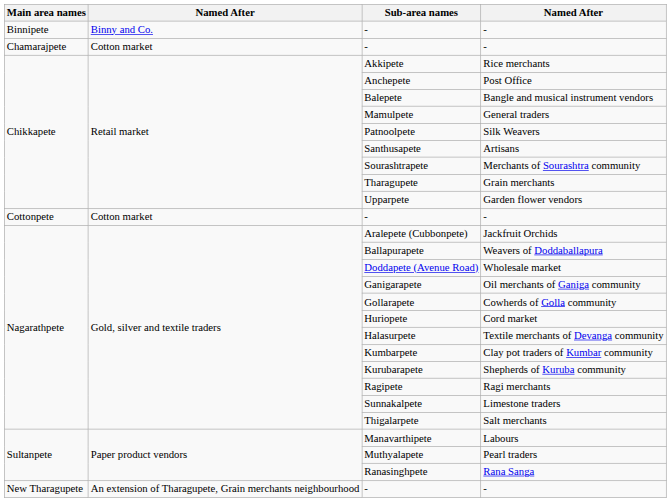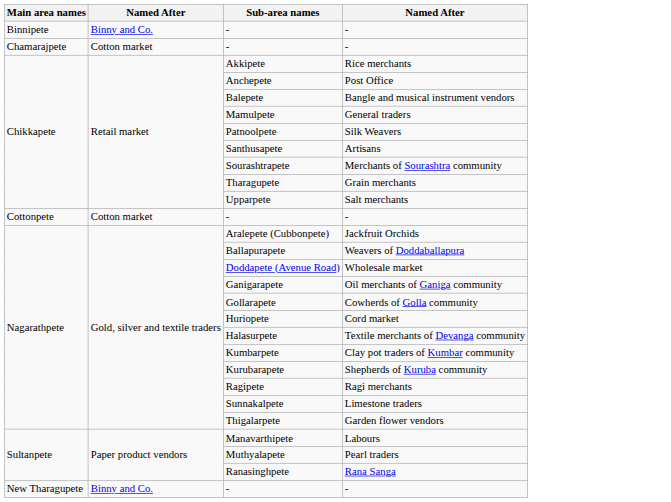(533, 200) Garden flower vendors -> (377, 200) Salt merchants
(515, 421) Salt merchants -> (394, 421) Garden flower vendors
(225, 489) An extension of Tharagupete, Grain merchants neighbourhood -> (122, 489) Binny and Co.
